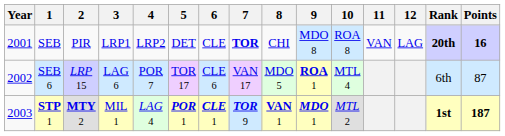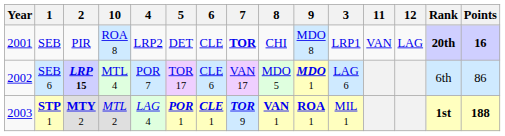columns swapped: (116, 14) <-> (347, 14)
(81, 78) normal -> (81, 78) bold
(314, 78) ROA 1 -> (311, 78) MDO 1
(480, 78) 87 -> (480, 78) 86
(314, 113) MDO 1 -> (311, 113) ROA 1
(480, 113) 187 -> (480, 113) 188
